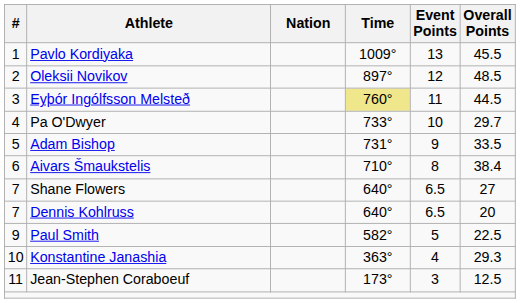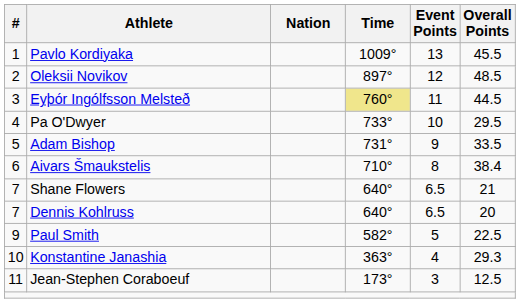(488, 122) 29.7 -> (488, 122) 29.5
(488, 189) 27 -> (488, 189) 21
